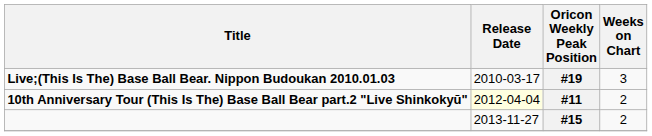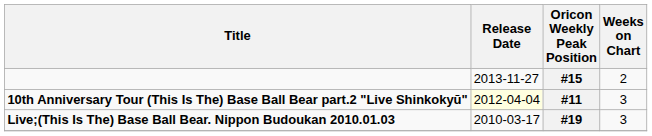rows swapped: (571, 79) <-> (571, 120)
(623, 99) 2 -> (623, 99) 3
